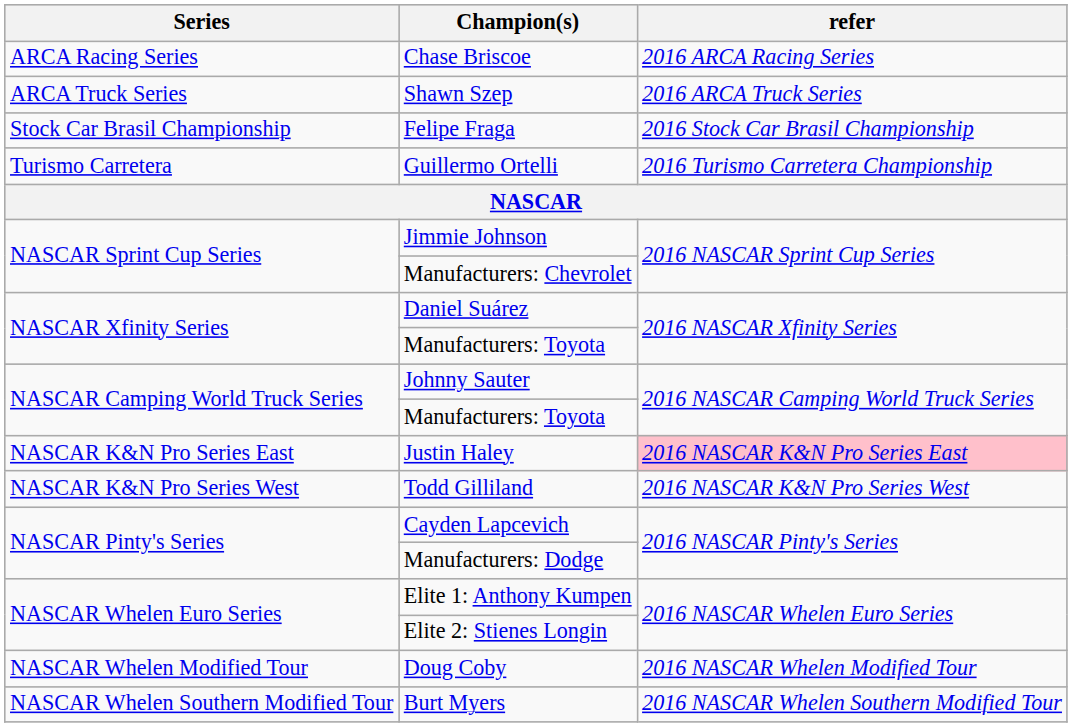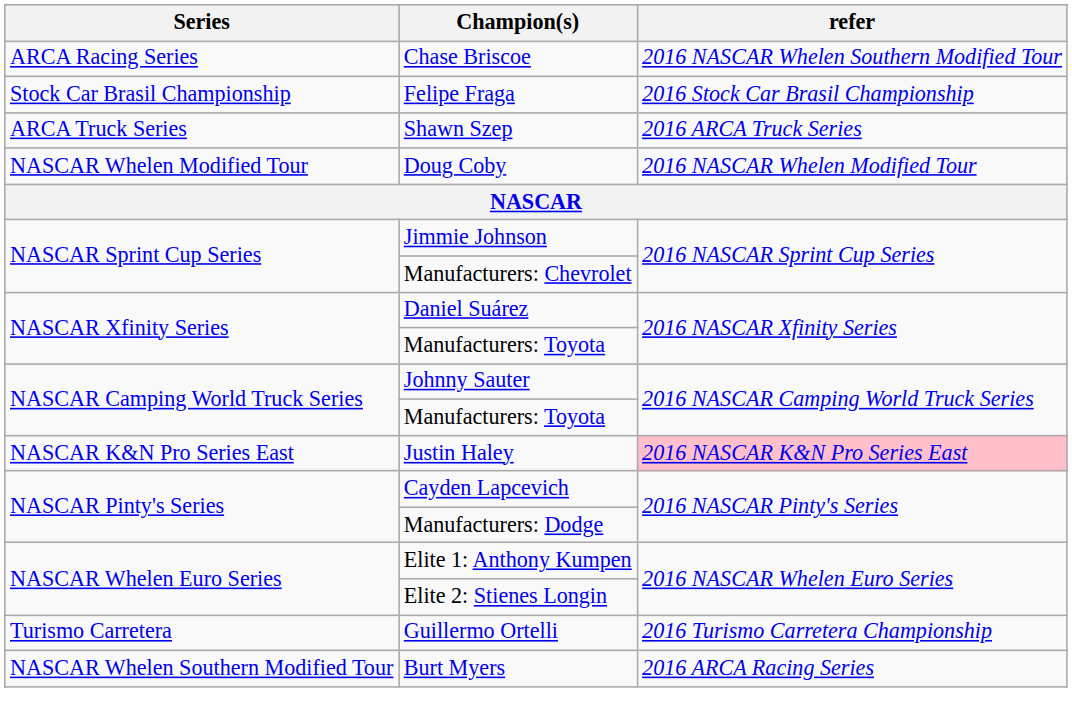(758, 58) 2016 ARCA Racing Series -> (852, 58) 2016 NASCAR Whelen Southern Modified Tour
rows swapped: (98, 94) <-> (150, 129)
rows swapped: (91, 165) <-> (159, 668)
- row: (154, 488)
(852, 703) 2016 NASCAR Whelen Southern Modified Tour -> (758, 668) 2016 ARCA Racing Series
